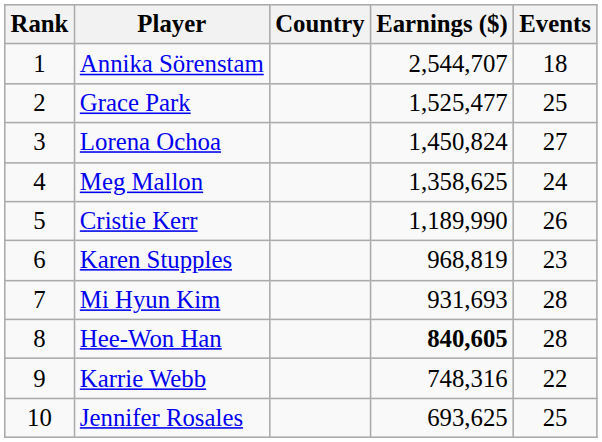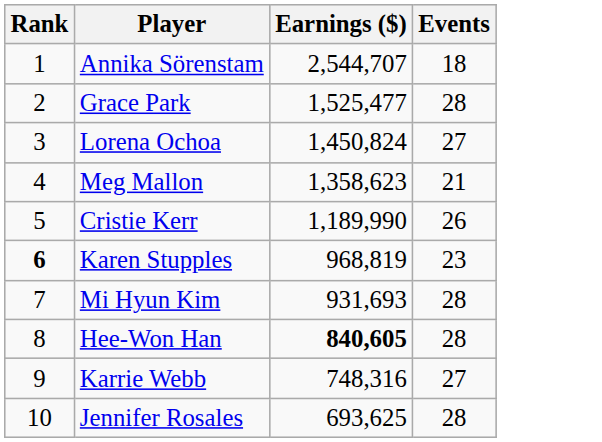- column: (320, 24)
(555, 102) 25 -> (454, 102) 28
(458, 181) 1,358,625 -> (357, 181) 1,358,623
(555, 181) 24 -> (454, 181) 21
(39, 260) normal -> (39, 260) bold
(555, 378) 22 -> (454, 378) 27
(555, 417) 25 -> (454, 417) 28
